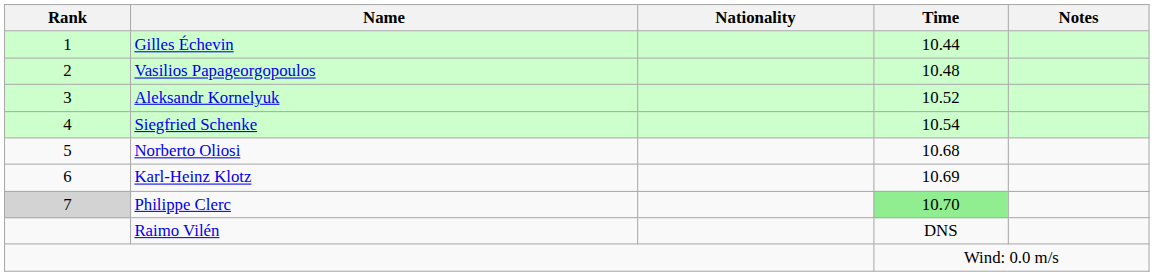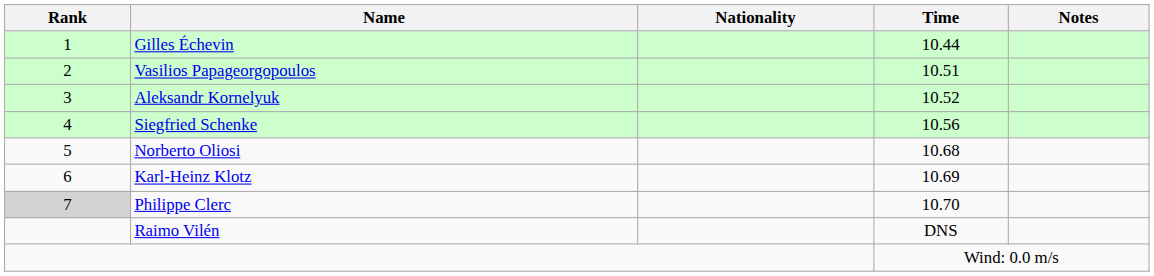(941, 71) 10.48 -> (941, 71) 10.51
(941, 124) 10.54 -> (941, 124) 10.56
(941, 204) lightgreen background -> (941, 204) no background
